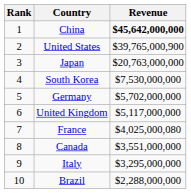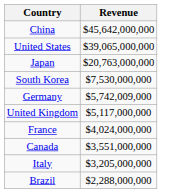- column: (19, 12)
(148, 29) bold -> (119, 29) normal
(148, 46) $39,765,000,900 -> (119, 46) $39,065,000,000
(148, 96) $5,702,000,000 -> (119, 96) $5,742,009,000
(148, 130) $4,025,000,080 -> (119, 130) $4,024,000,000
(148, 163) $3,295,000,000 -> (119, 163) $3,205,000,000
